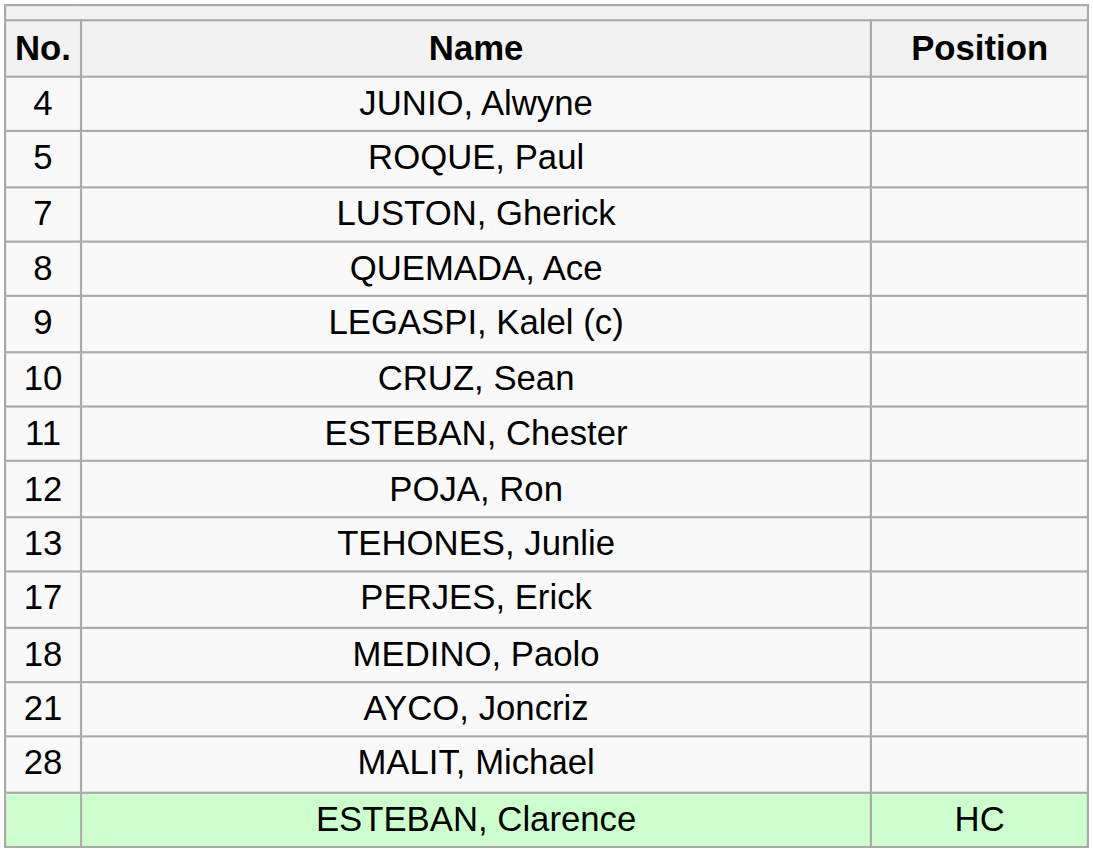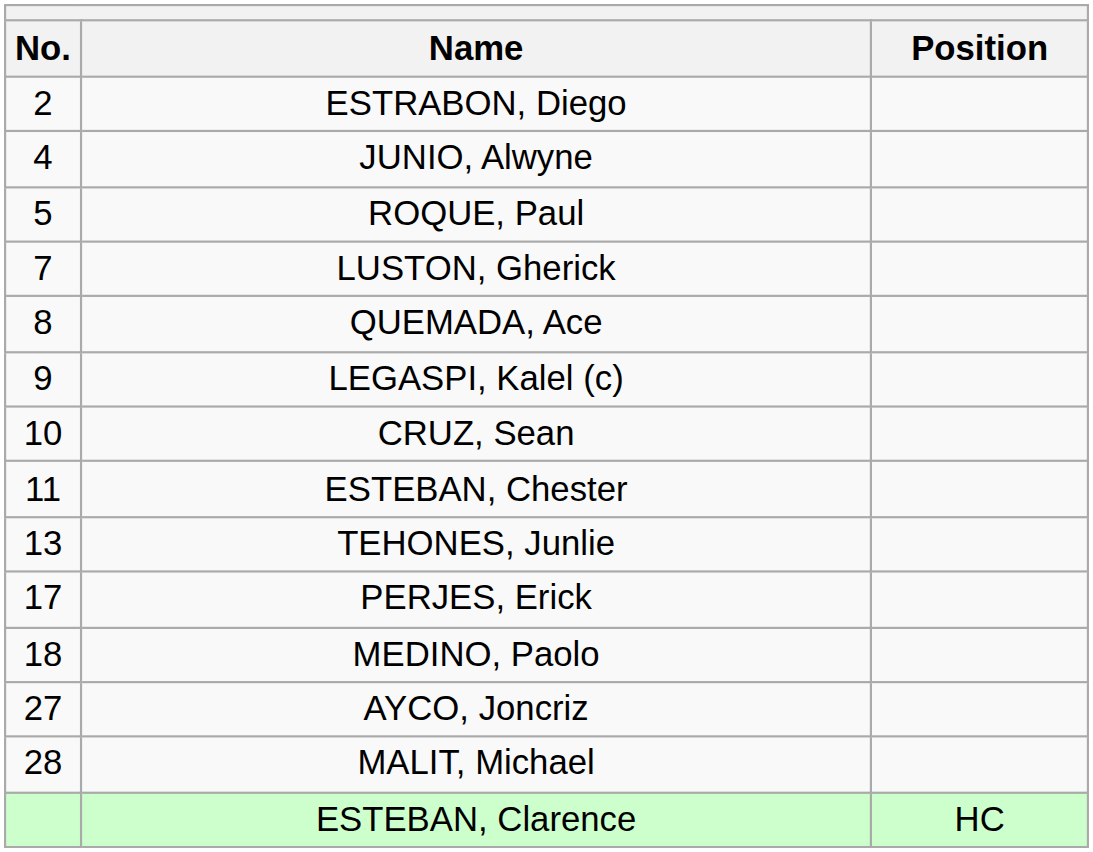+ row: (476, 103)
- row: (476, 488)
(43, 708) 21 -> (43, 708) 27
